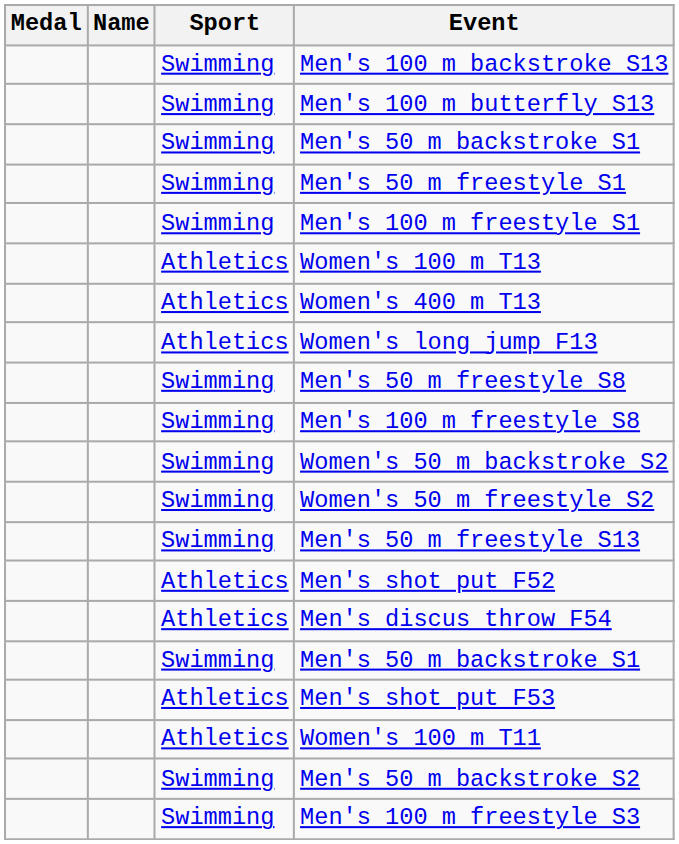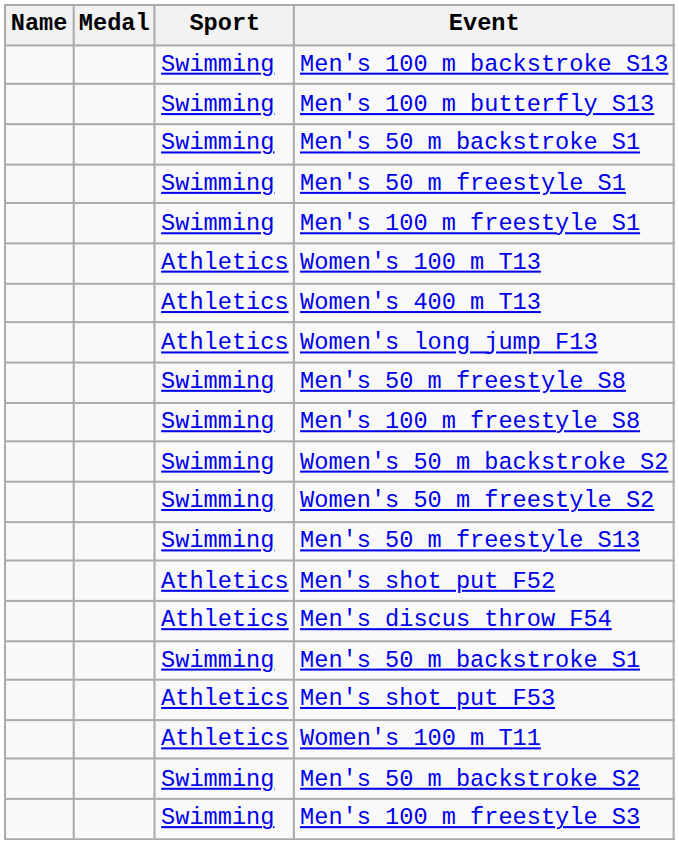columns swapped: (46, 25) <-> (121, 25)
